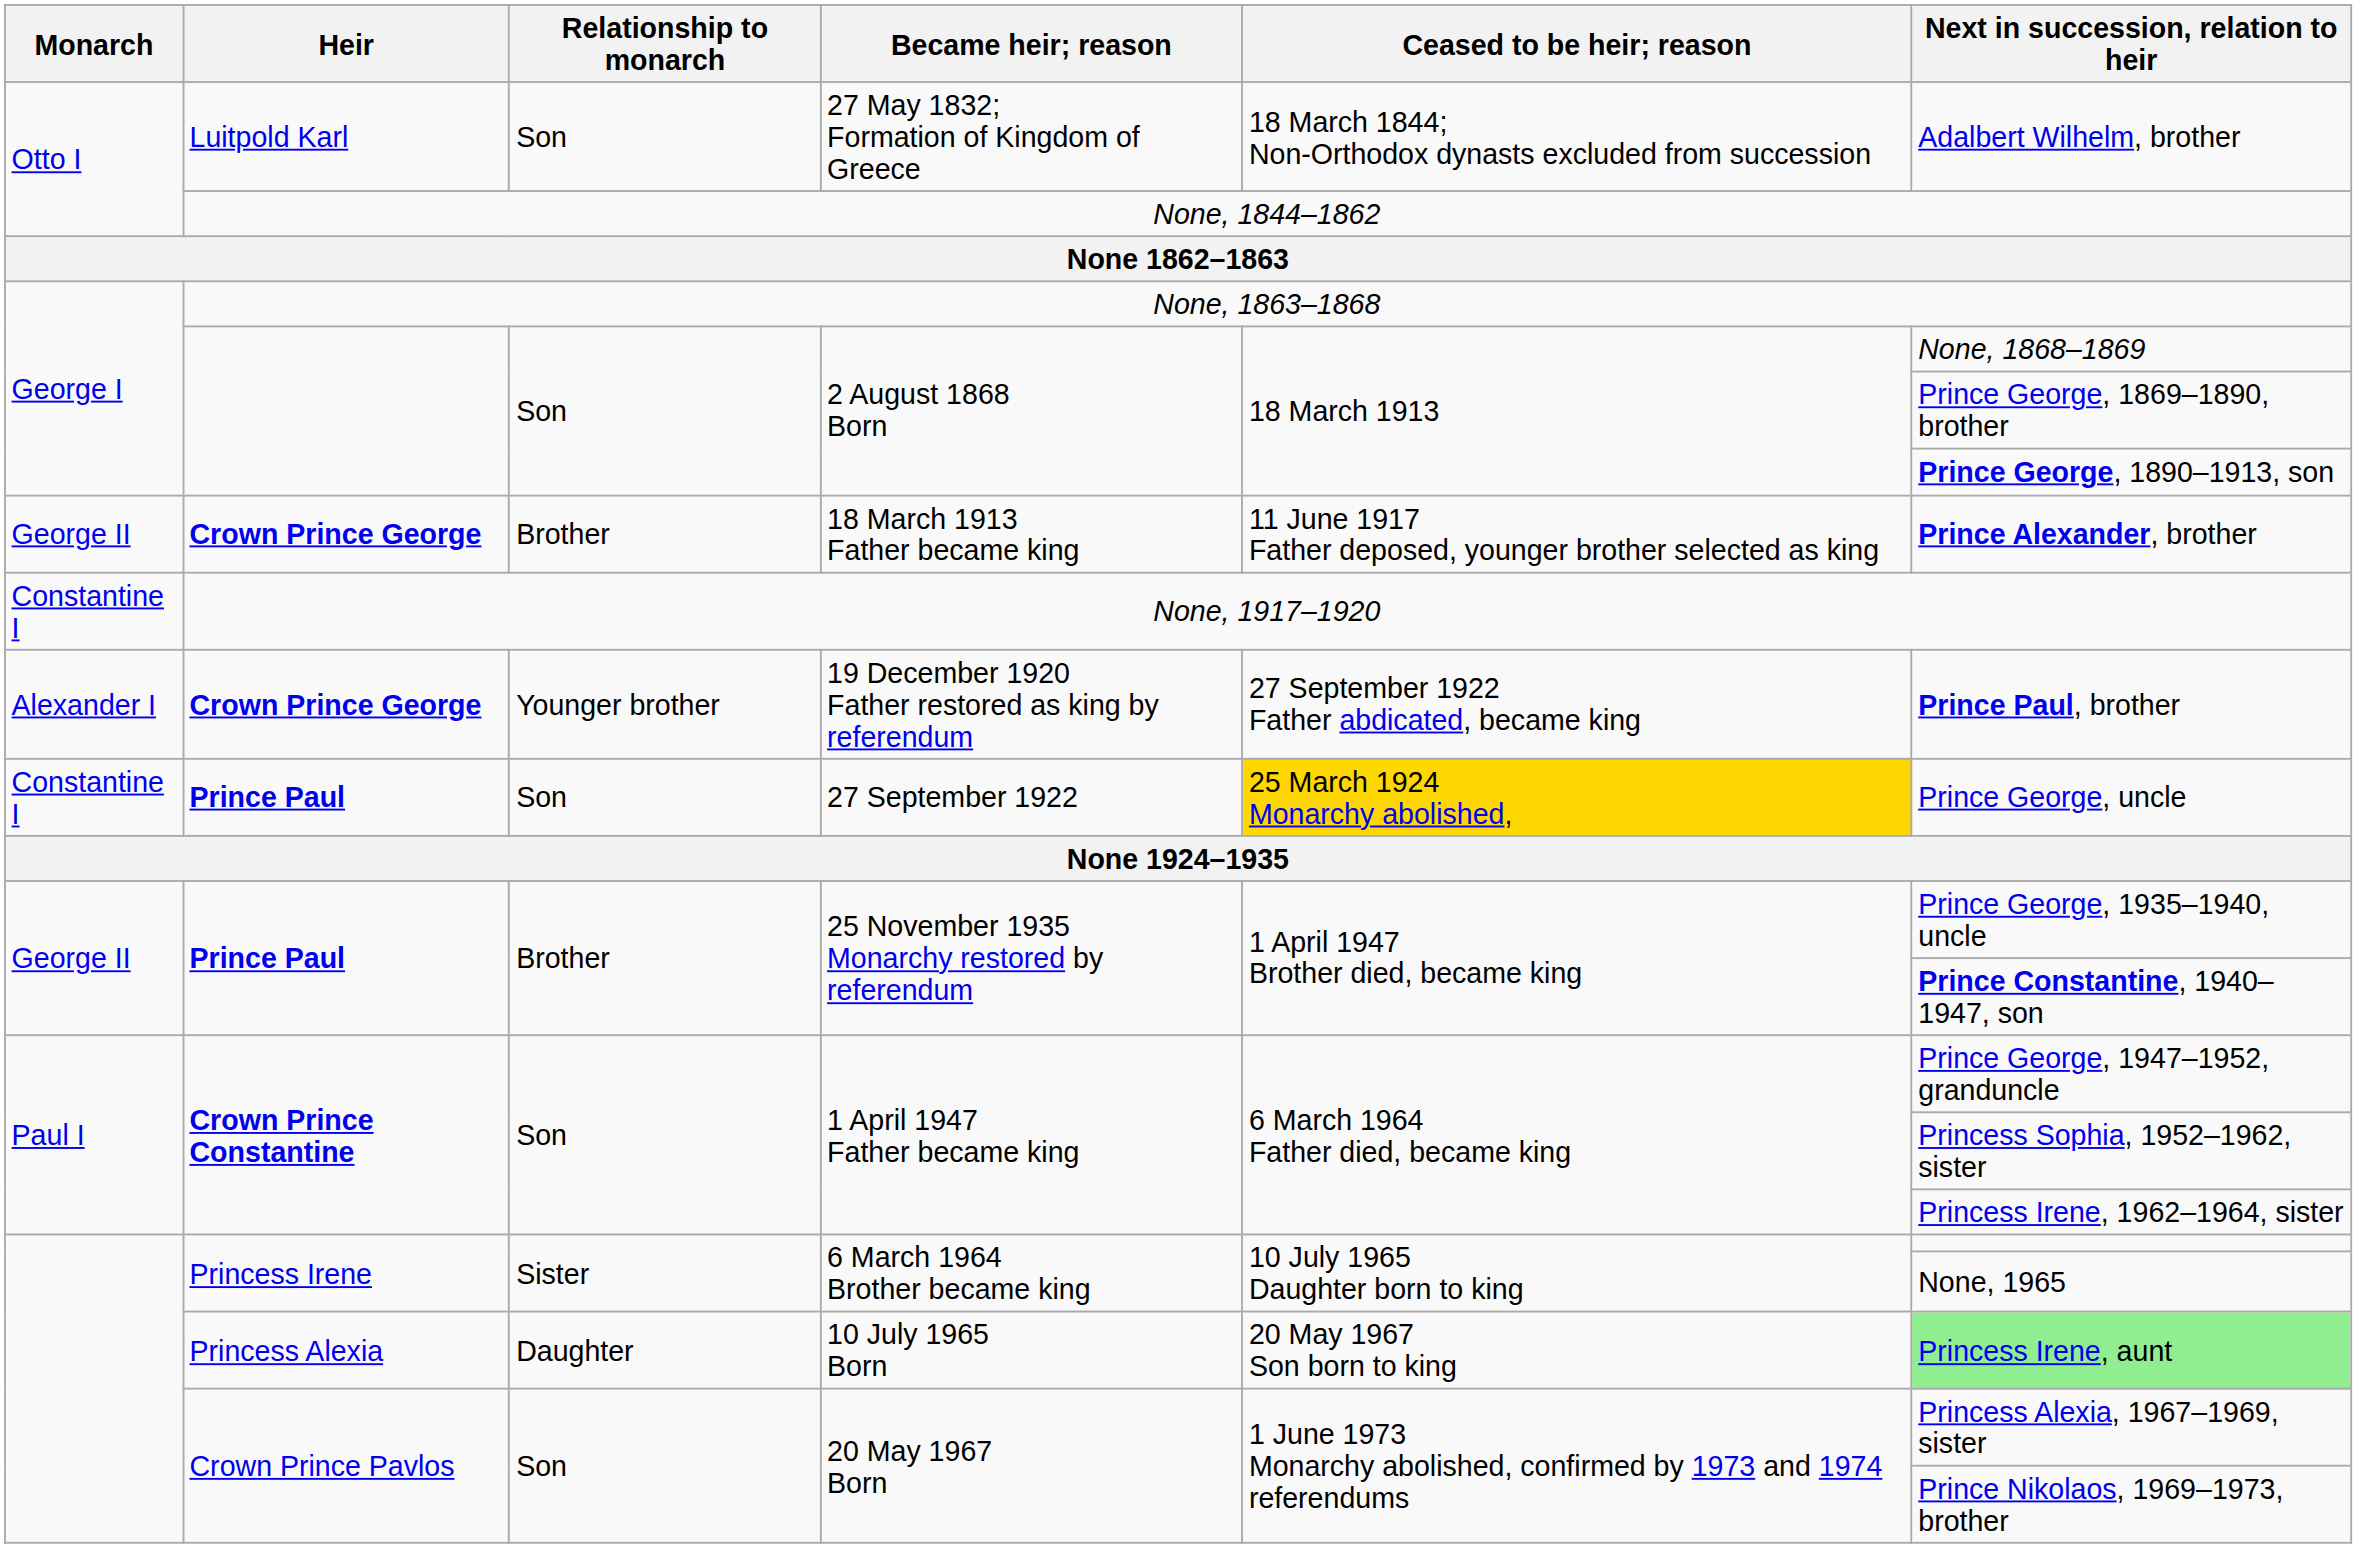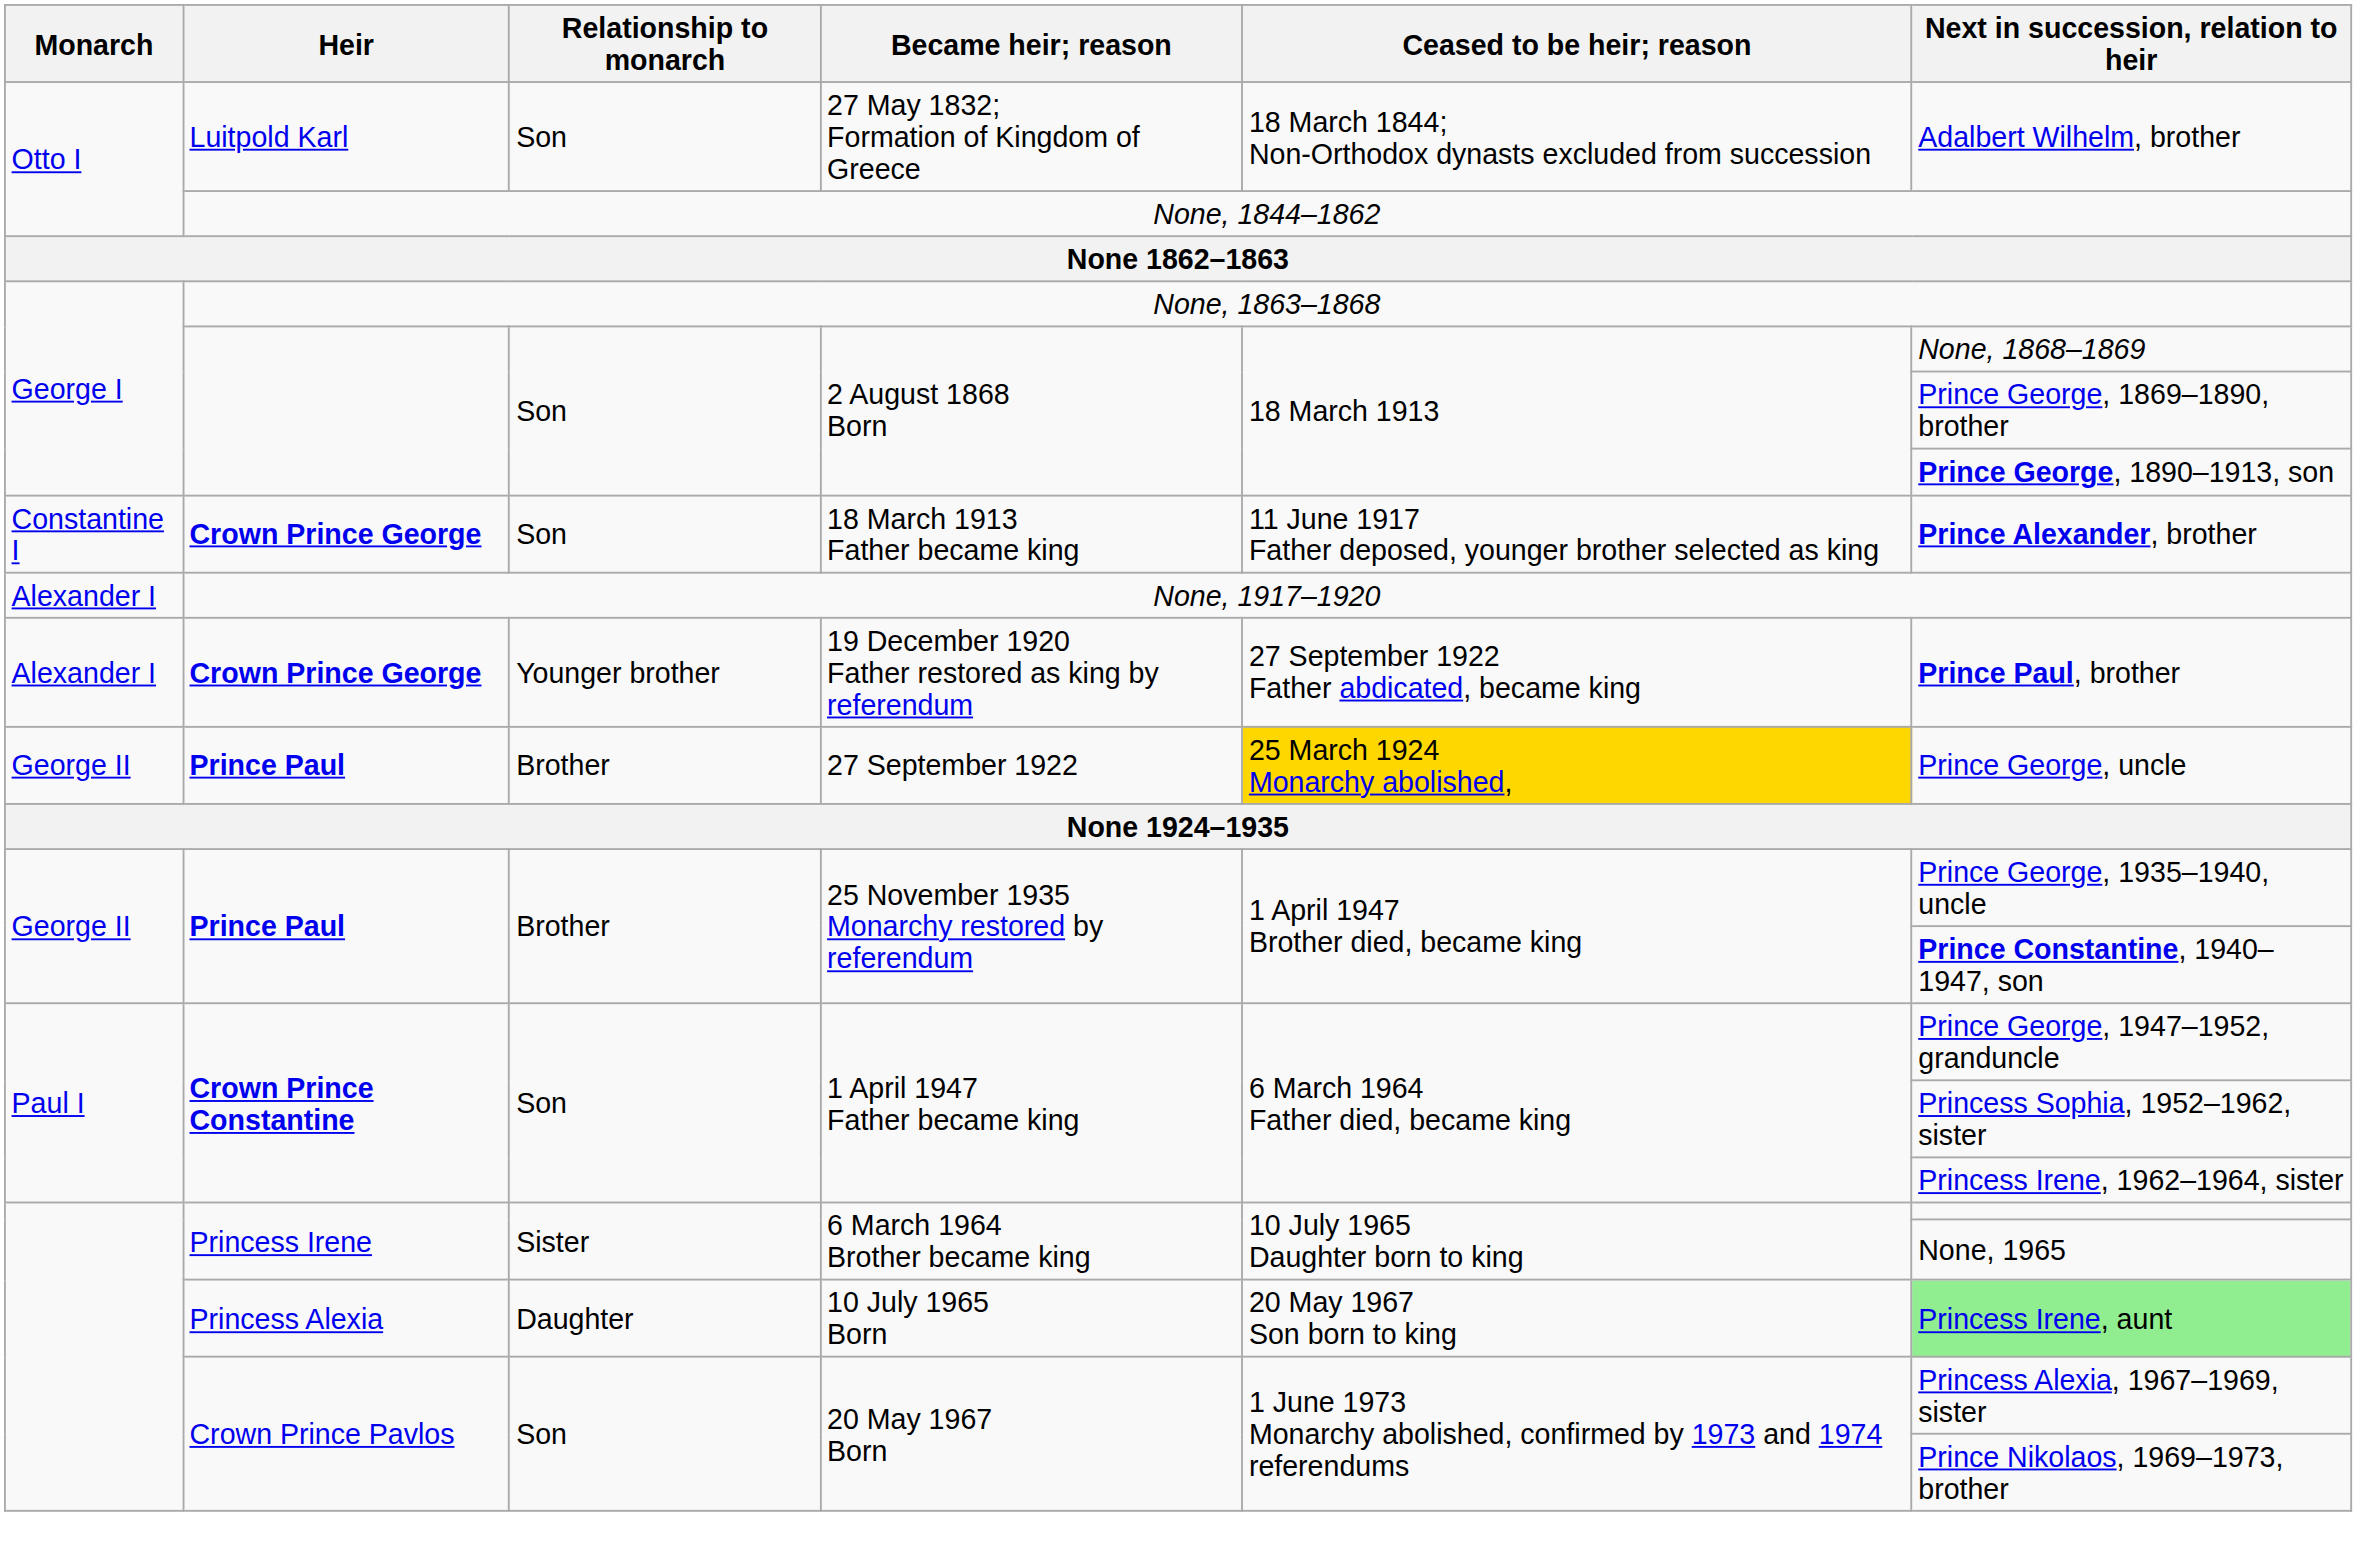(71, 533) George II -> (88, 533) Constantine I
(563, 533) Brother -> (542, 533) Son
(88, 611) Constantine I -> (84, 595) Alexander I
(88, 797) Constantine I -> (71, 765) George II
(542, 797) Son -> (563, 765) Brother
